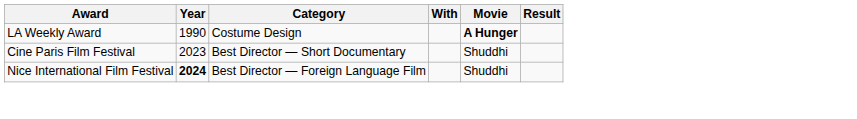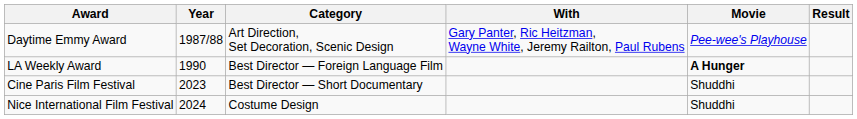+ row: (67, 40)
(257, 33) Costume Design -> (336, 66) Best Director — Foreign Language Film
(193, 71) bold -> (193, 104) normal
(319, 71) Best Director — Foreign Language Film -> (274, 104) Costume Design
